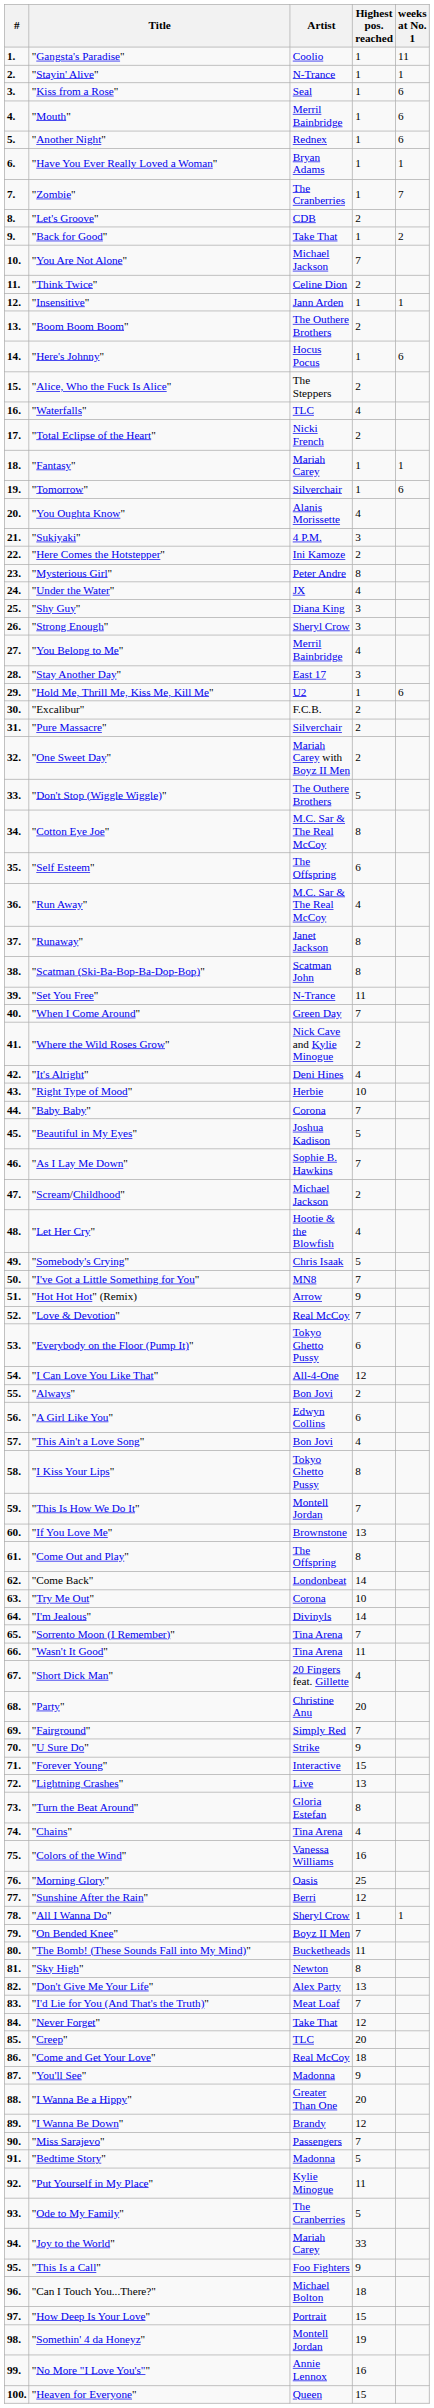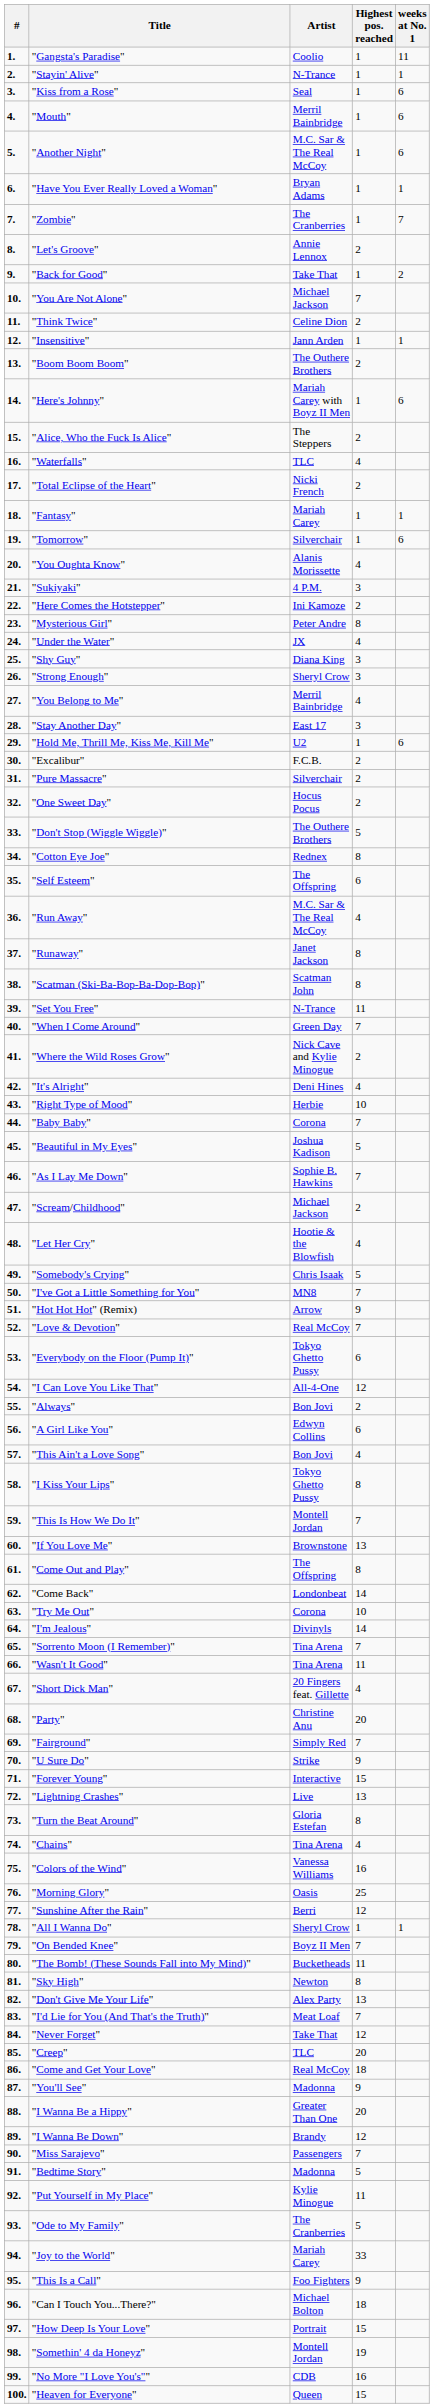(310, 139) Rednex -> (319, 152) M.C. Sar & The Real McCoy
(304, 218) CDB -> (310, 249) Annie Lennox
(307, 356) Hocus Pocus -> (321, 400) Mariah Carey with Boyz II Men
(321, 758) Mariah Carey with Boyz II Men -> (307, 802) Hocus Pocus
(319, 831) M.C. Sar & The Real McCoy -> (310, 856) Rednex
(310, 2370) Annie Lennox -> (304, 2376) CDB
